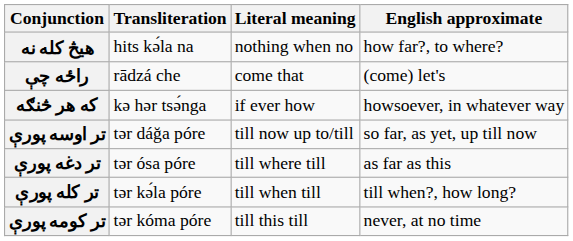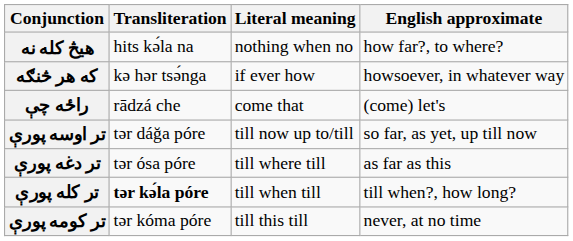rows swapped: (57, 105) <-> (57, 76)
(157, 191) normal -> (161, 191) bold
